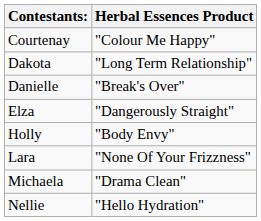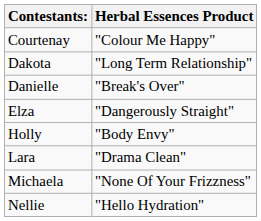(173, 157) "None Of Your Frizzness" -> (140, 157) "Drama Clean"
(140, 181) "Drama Clean" -> (173, 181) "None Of Your Frizzness"
